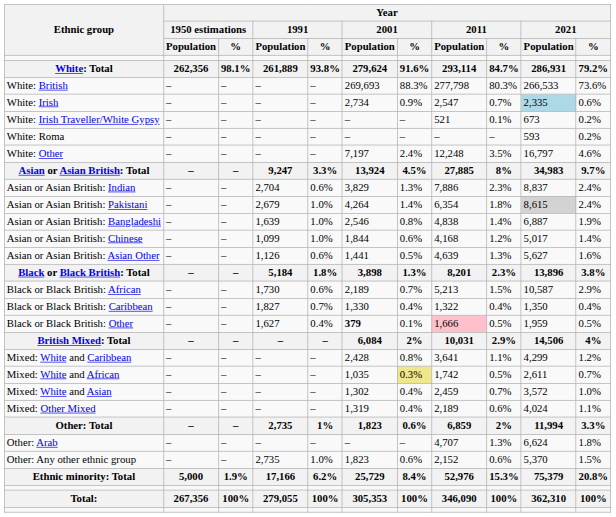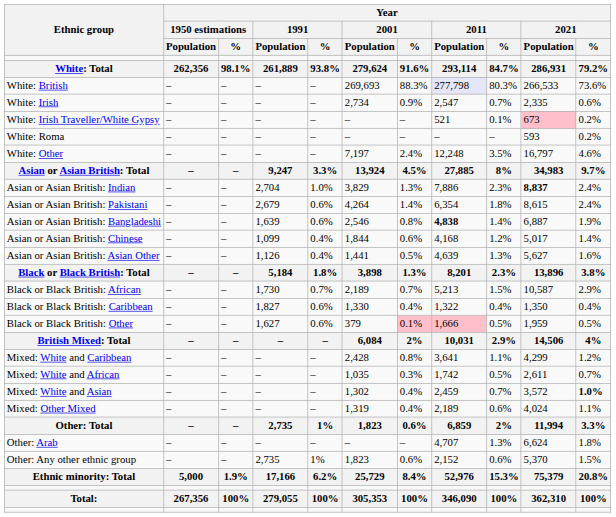(452, 85) no background -> (452, 85) lavender background
(536, 102) lightblue background -> (536, 102) no background
(532, 119) no background -> (532, 119) pink background
(322, 187) 0.6% -> (322, 187) 1.0%
(536, 187) normal -> (536, 187) bold
(322, 204) 1.0% -> (322, 204) 0.6%
(536, 204) lightgrey background -> (536, 204) no background
(322, 221) 1.0% -> (322, 221) 0.6%
(446, 221) normal -> (446, 221) bold
(322, 238) 1.0% -> (322, 238) 0.4%
(322, 255) 0.6% -> (322, 255) 0.4%
(322, 289) 0.6% -> (322, 289) 0.7%
(322, 306) 0.7% -> (322, 306) 0.6%
(322, 323) 0.4% -> (322, 323) 0.6%
(353, 323) bold -> (353, 323) normal
(411, 323) no background -> (411, 323) pink background
(411, 374) khaki background -> (411, 374) no background
(590, 391) normal -> (591, 391) bold
(322, 459) 1.0% -> (318, 459) 1%
